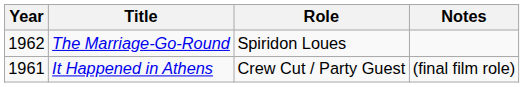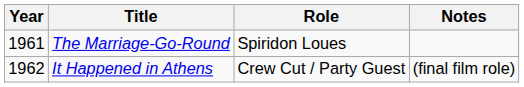(26, 43) 1962 -> (26, 43) 1961
(26, 69) 1961 -> (26, 69) 1962
